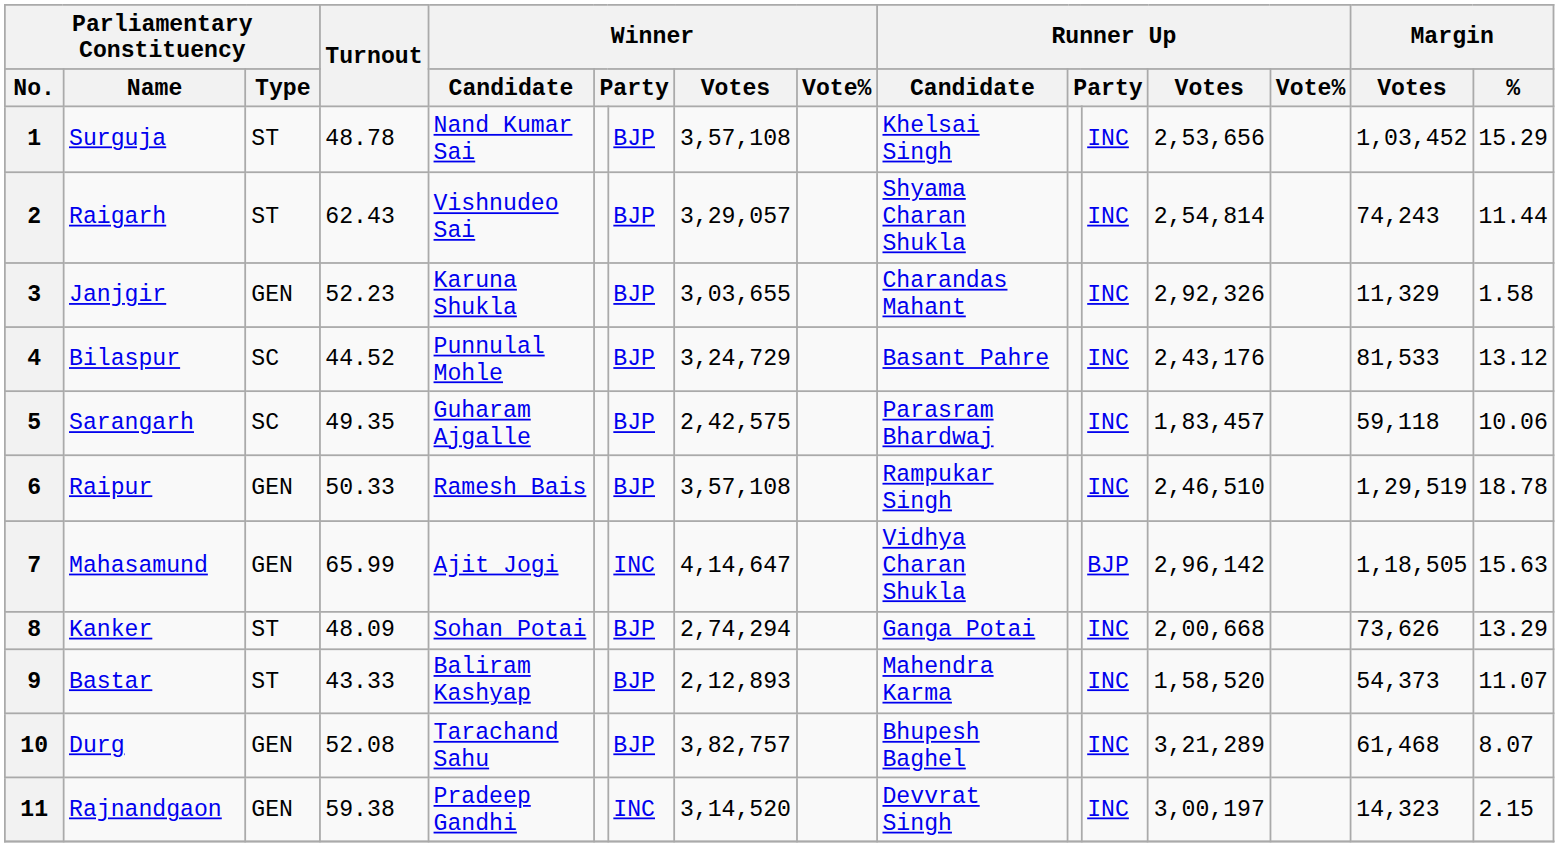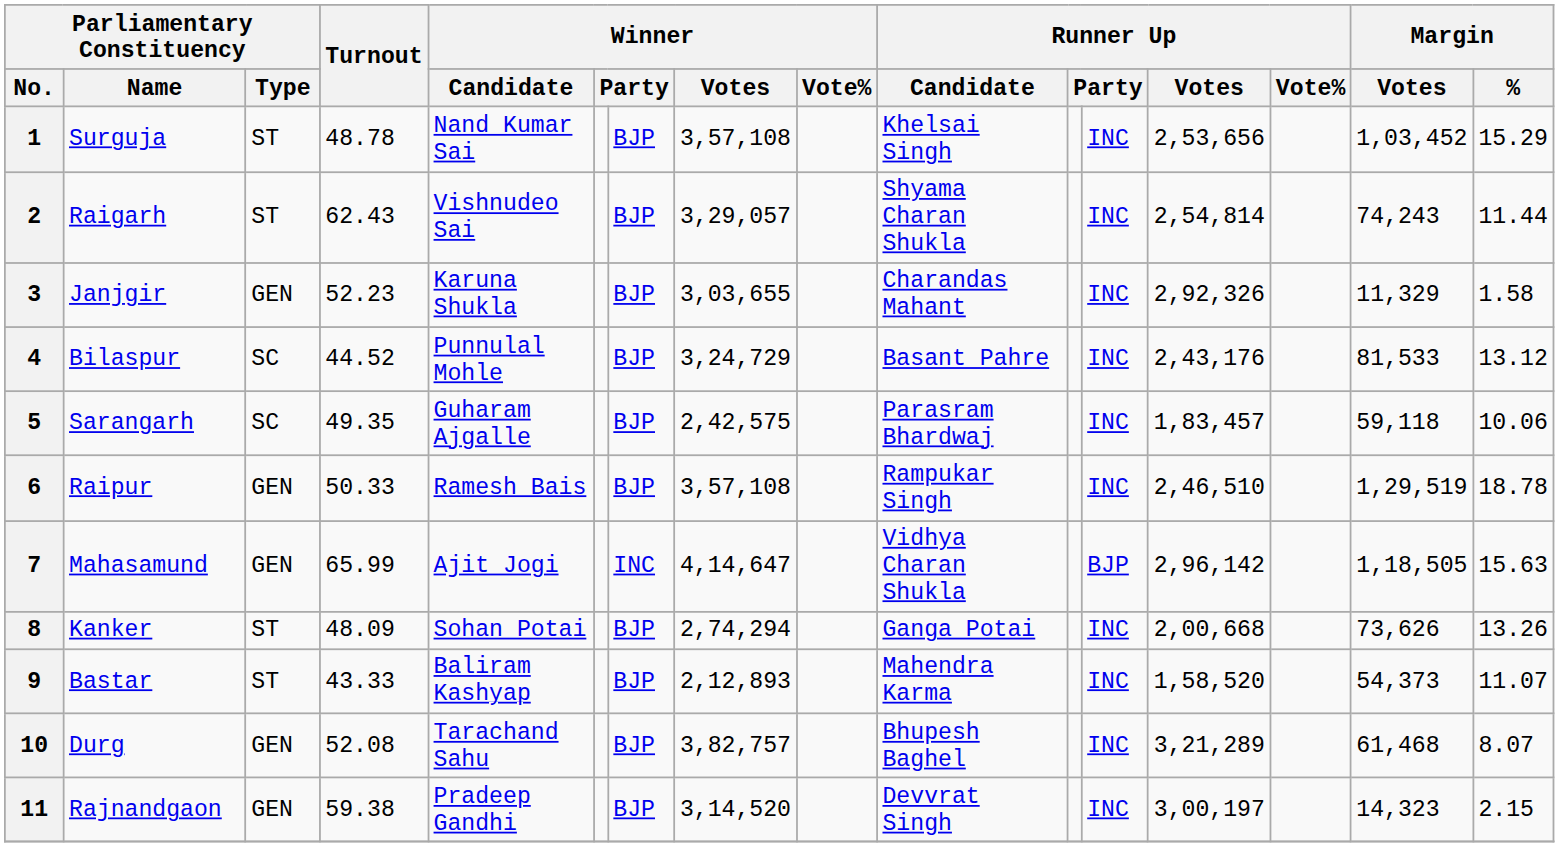(1513, 630) 13.29 -> (1513, 630) 13.26
(634, 810) INC -> (634, 810) BJP
